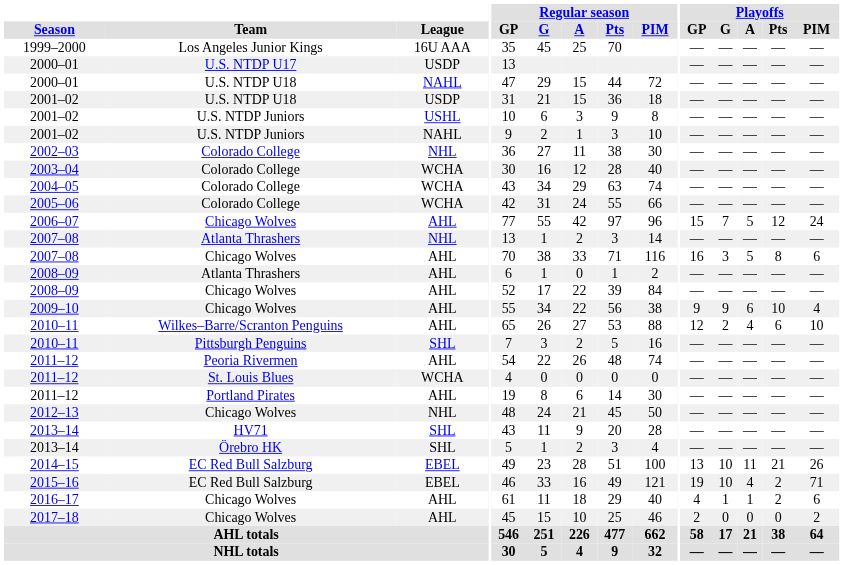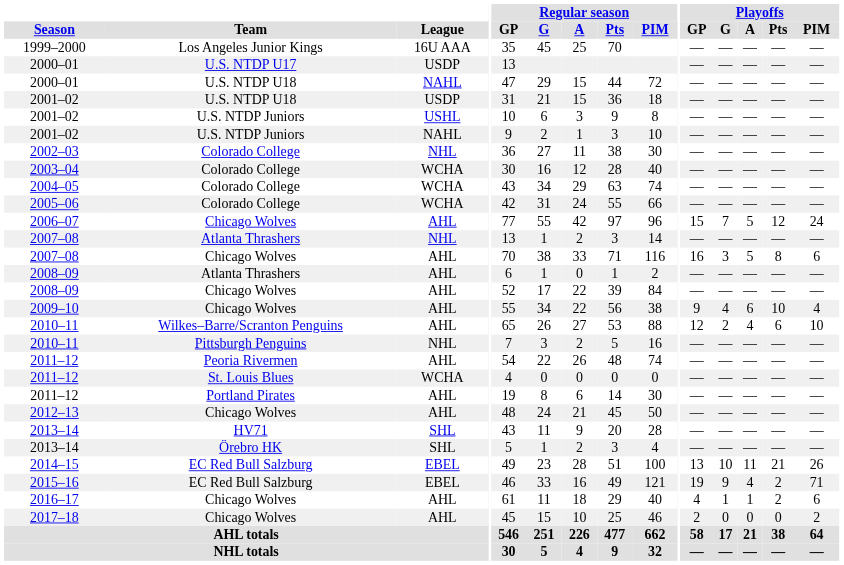(726, 308) 9 -> (726, 308) 4
(442, 343) SHL -> (442, 343) NHL
(442, 412) NHL -> (442, 412) AHL
(726, 482) 10 -> (726, 482) 9
